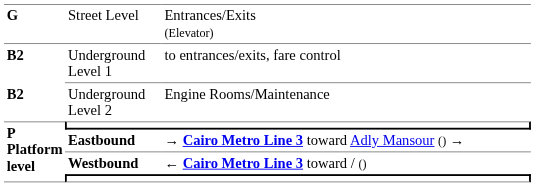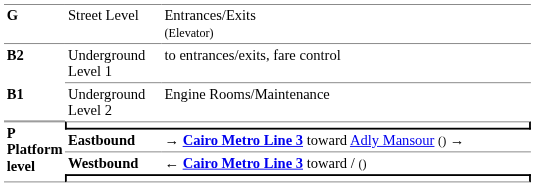(15, 94) B2 -> (15, 94) B1
